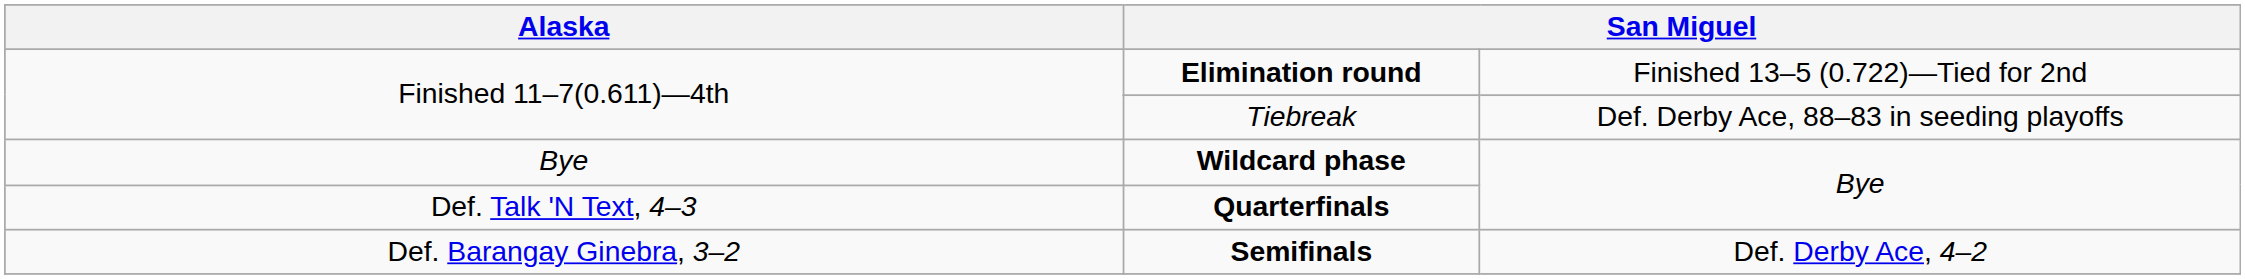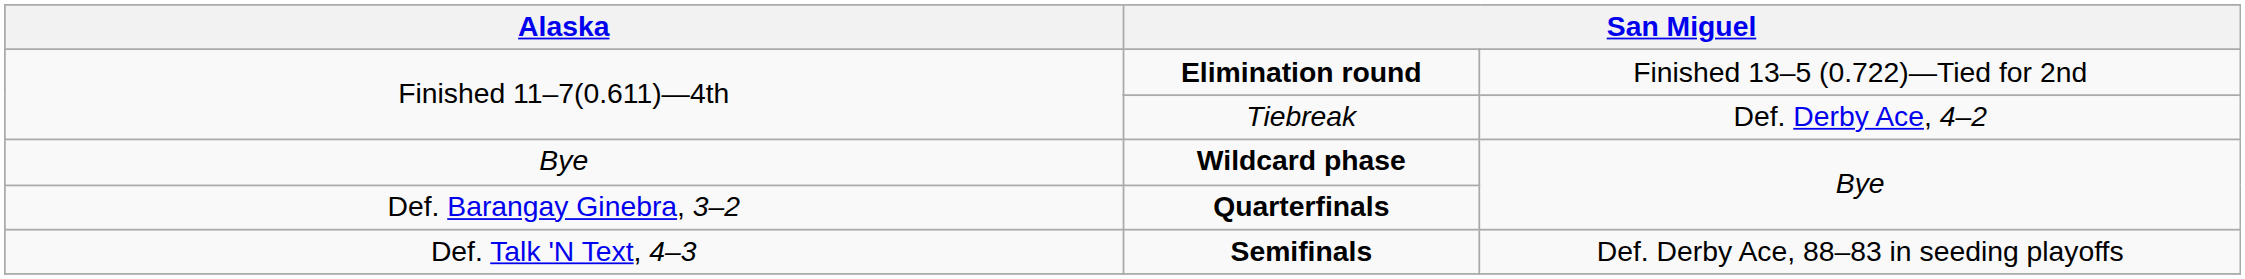(1860, 116) Def. Derby Ace, 88–83 in seeding playoffs -> (1860, 116) Def. Derby Ace, 4–2
(564, 206) Def. Talk 'N Text, 4–3 -> (564, 206) Def. Barangay Ginebra, 3–2
(564, 251) Def. Barangay Ginebra, 3–2 -> (564, 251) Def. Talk 'N Text, 4–3
(1860, 251) Def. Derby Ace, 4–2 -> (1860, 251) Def. Derby Ace, 88–83 in seeding playoffs
